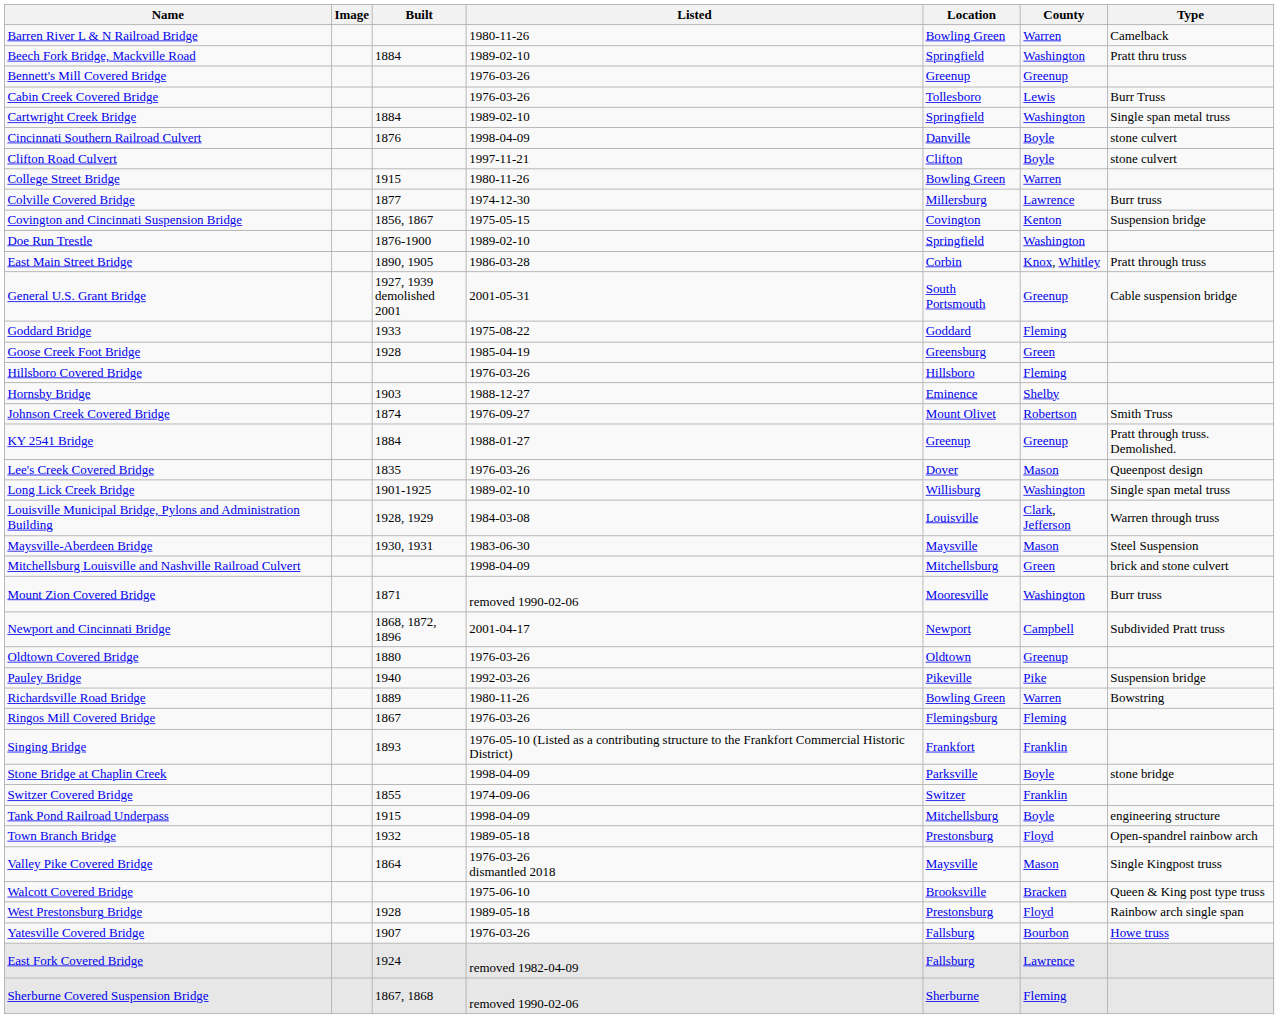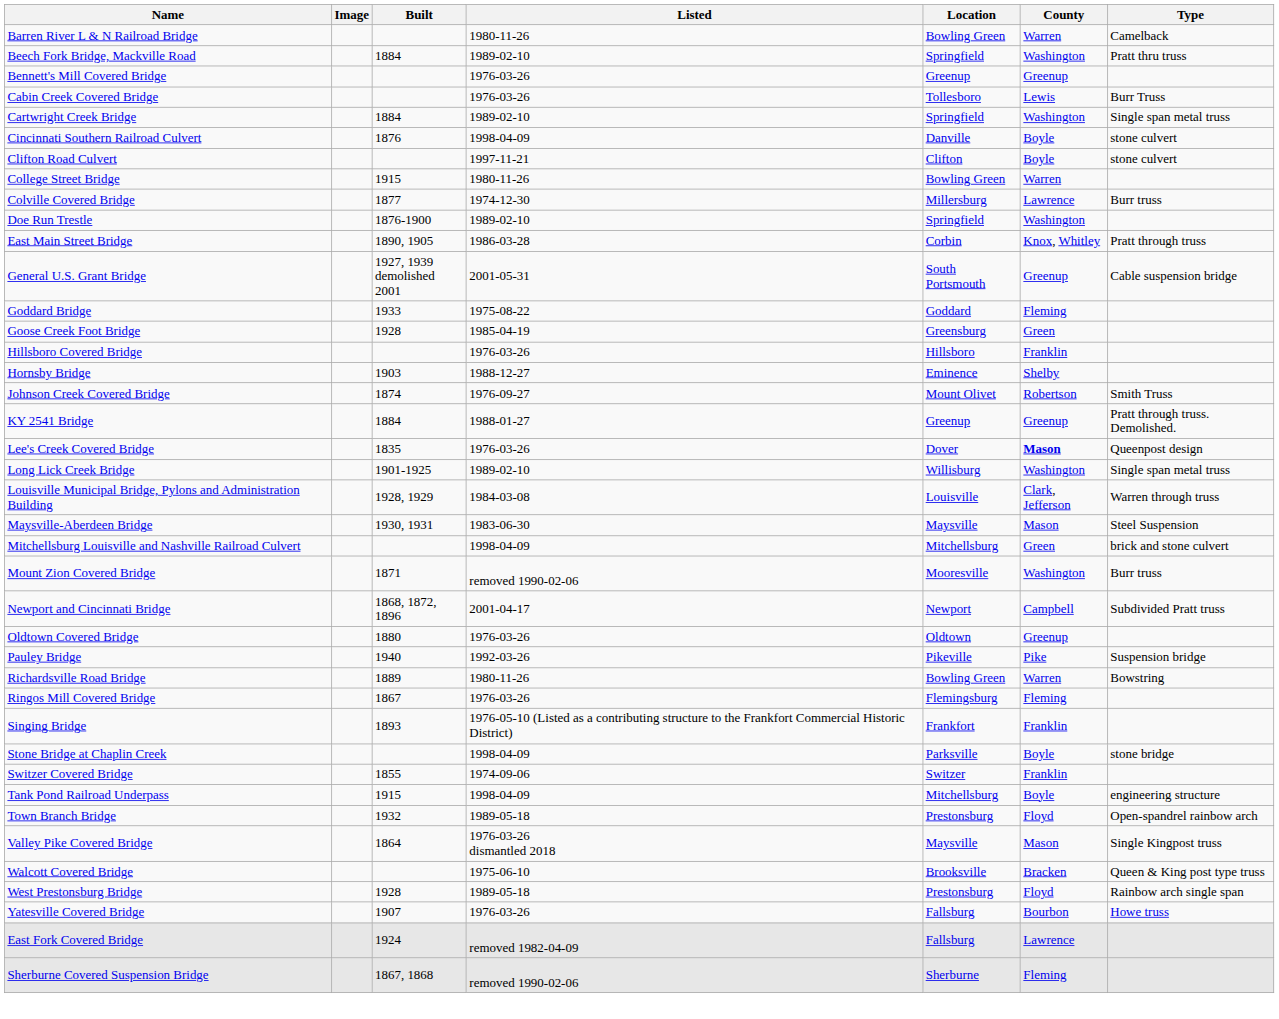- row: (125, 220)
(1045, 372) Fleming -> (1045, 352) Franklin
(1041, 469) normal -> (1042, 449) bold
